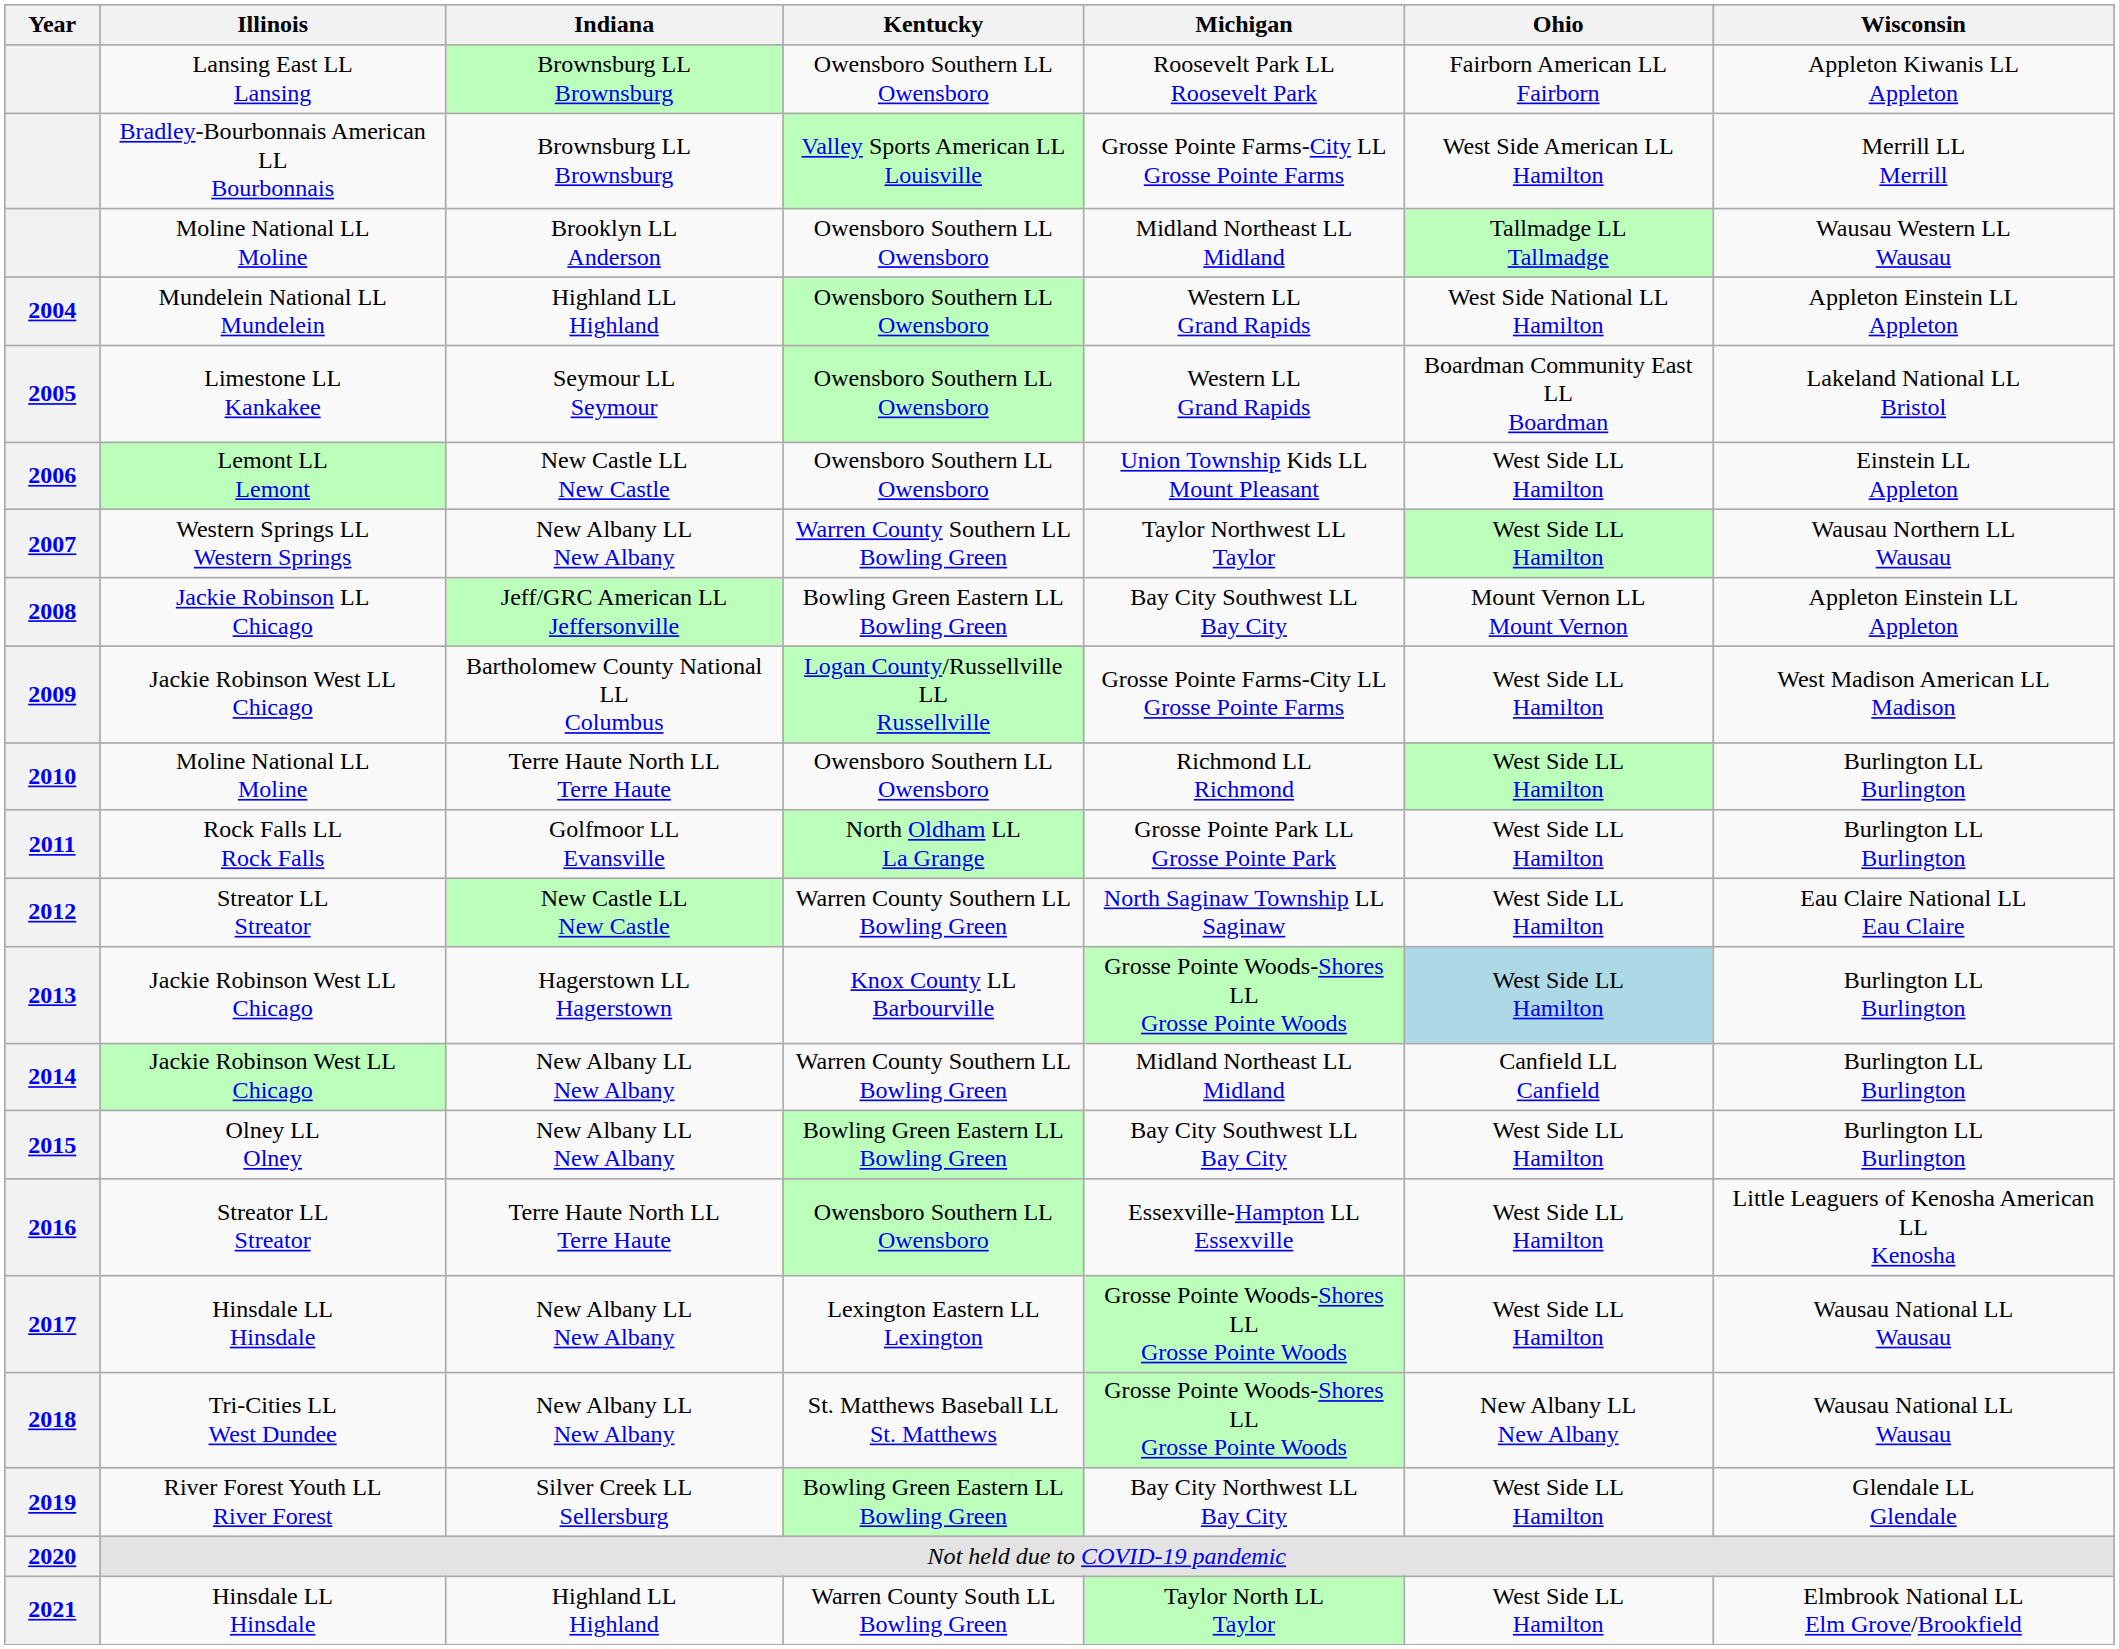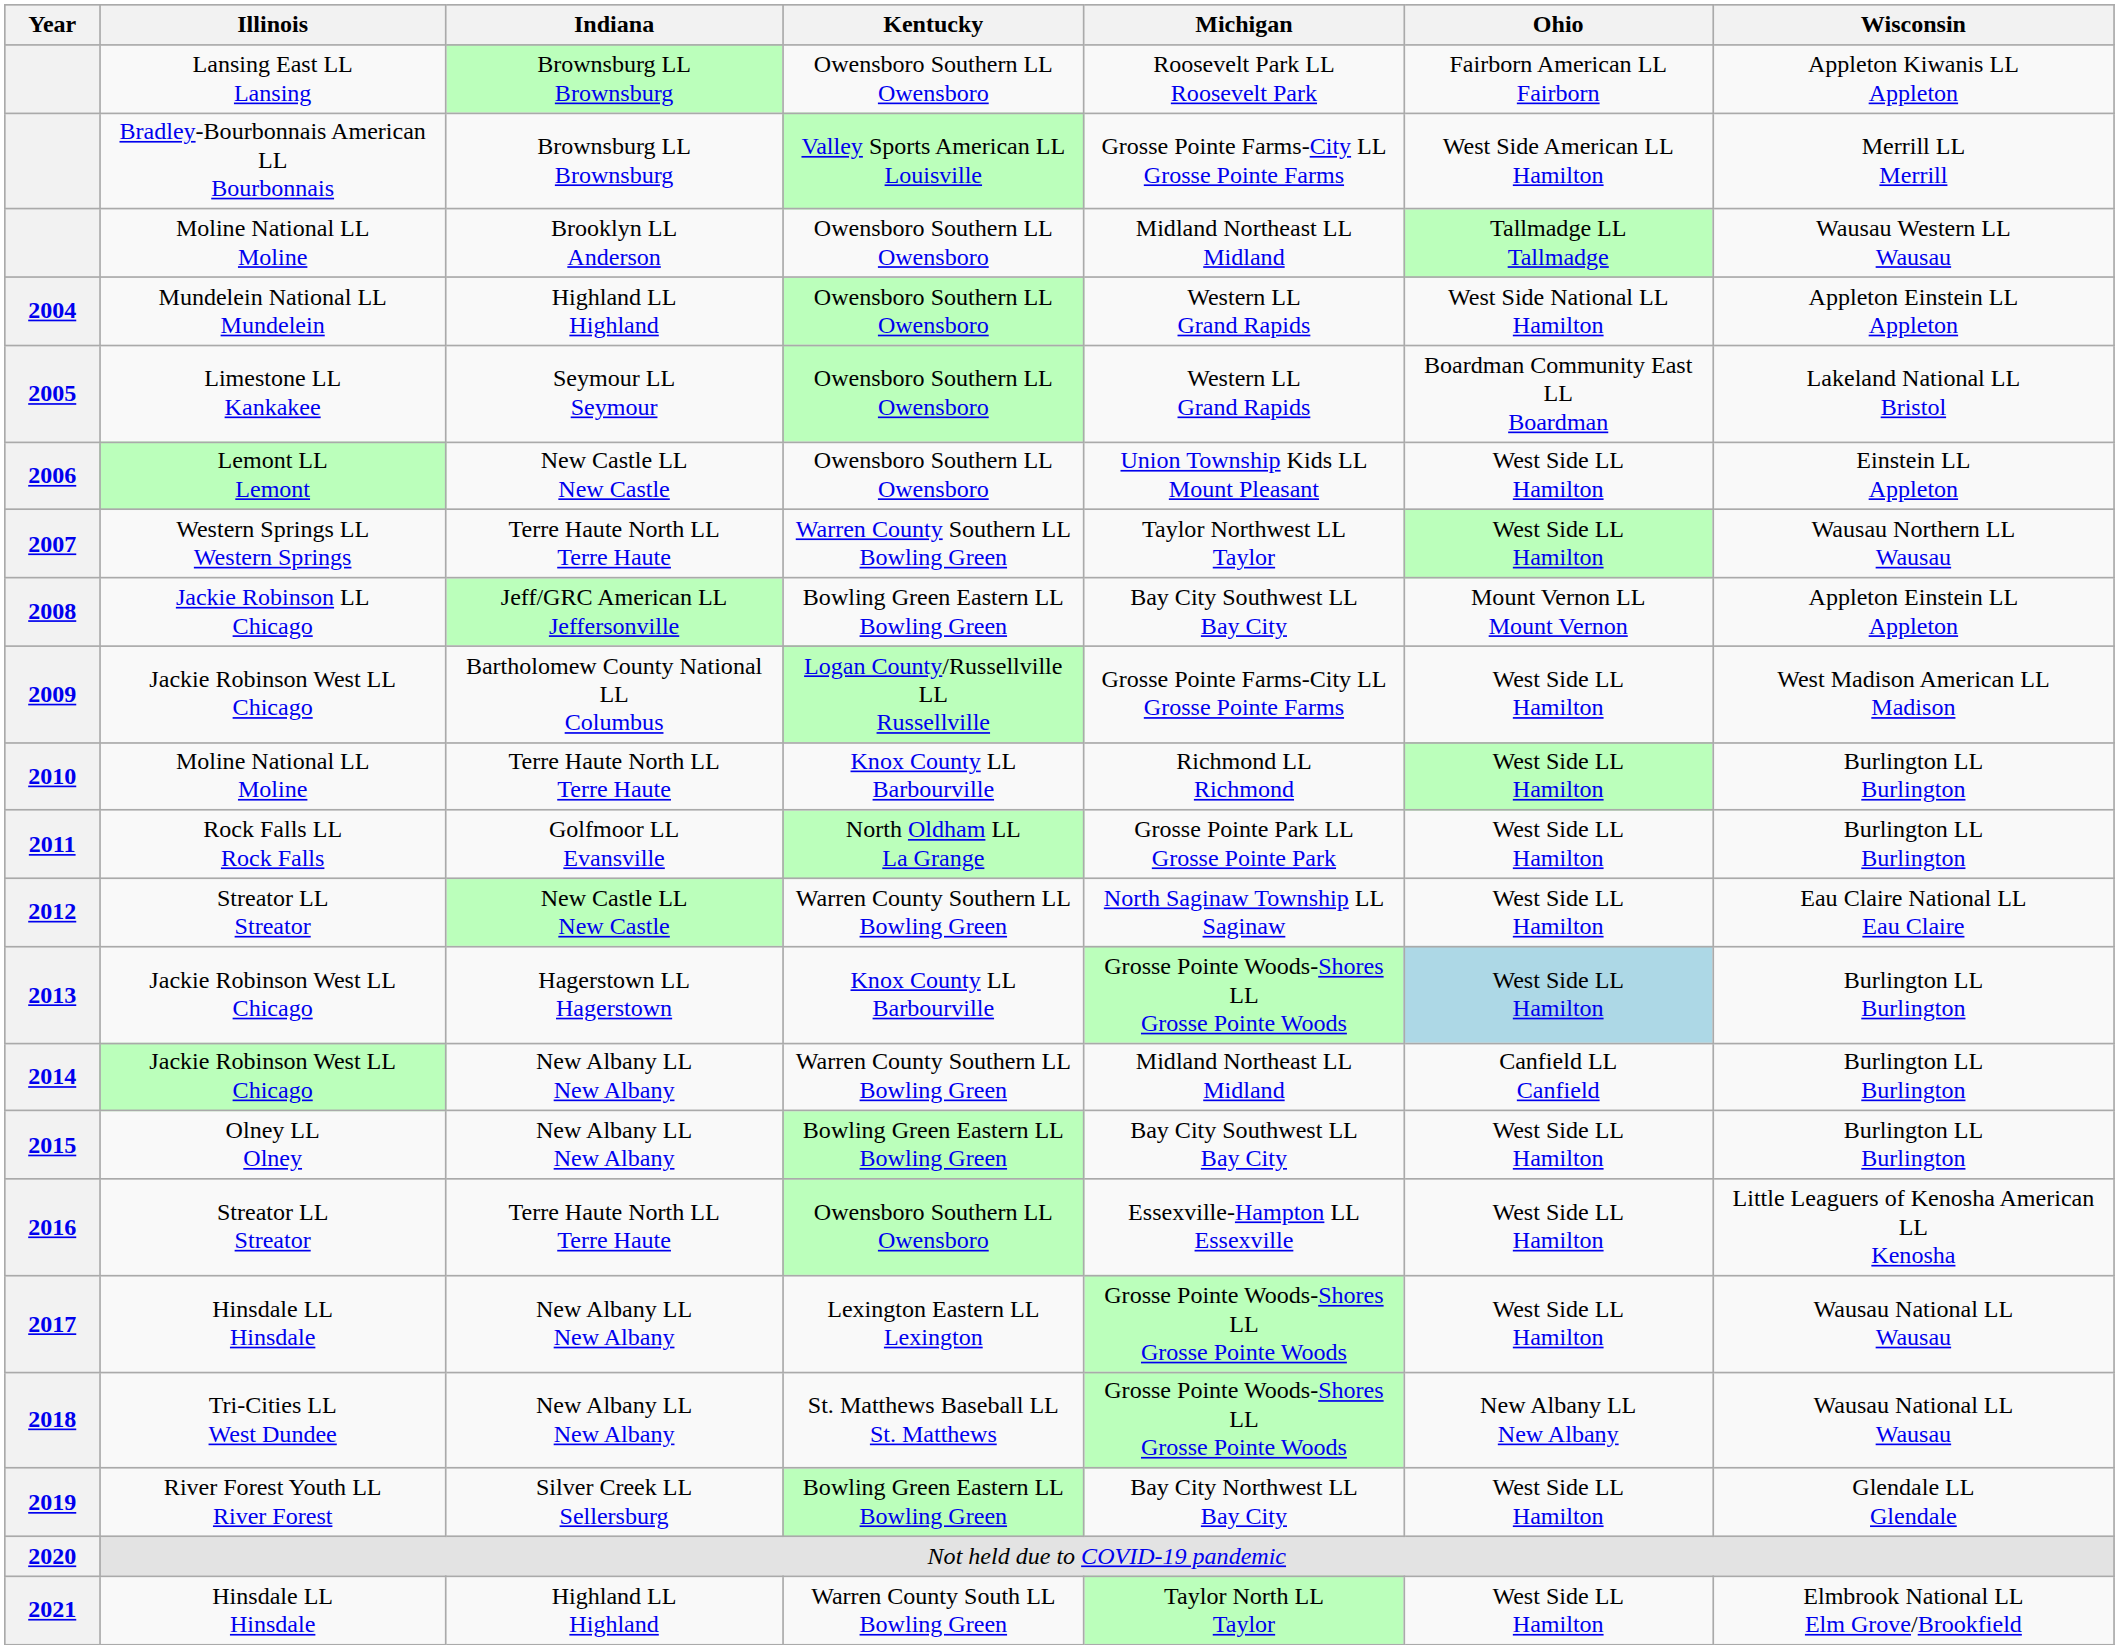(614, 543) New Albany LL New Albany -> (614, 543) Terre Haute North LL Terre Haute
(933, 776) Owensboro Southern LL Owensboro -> (933, 776) Knox County LL Barbourville
